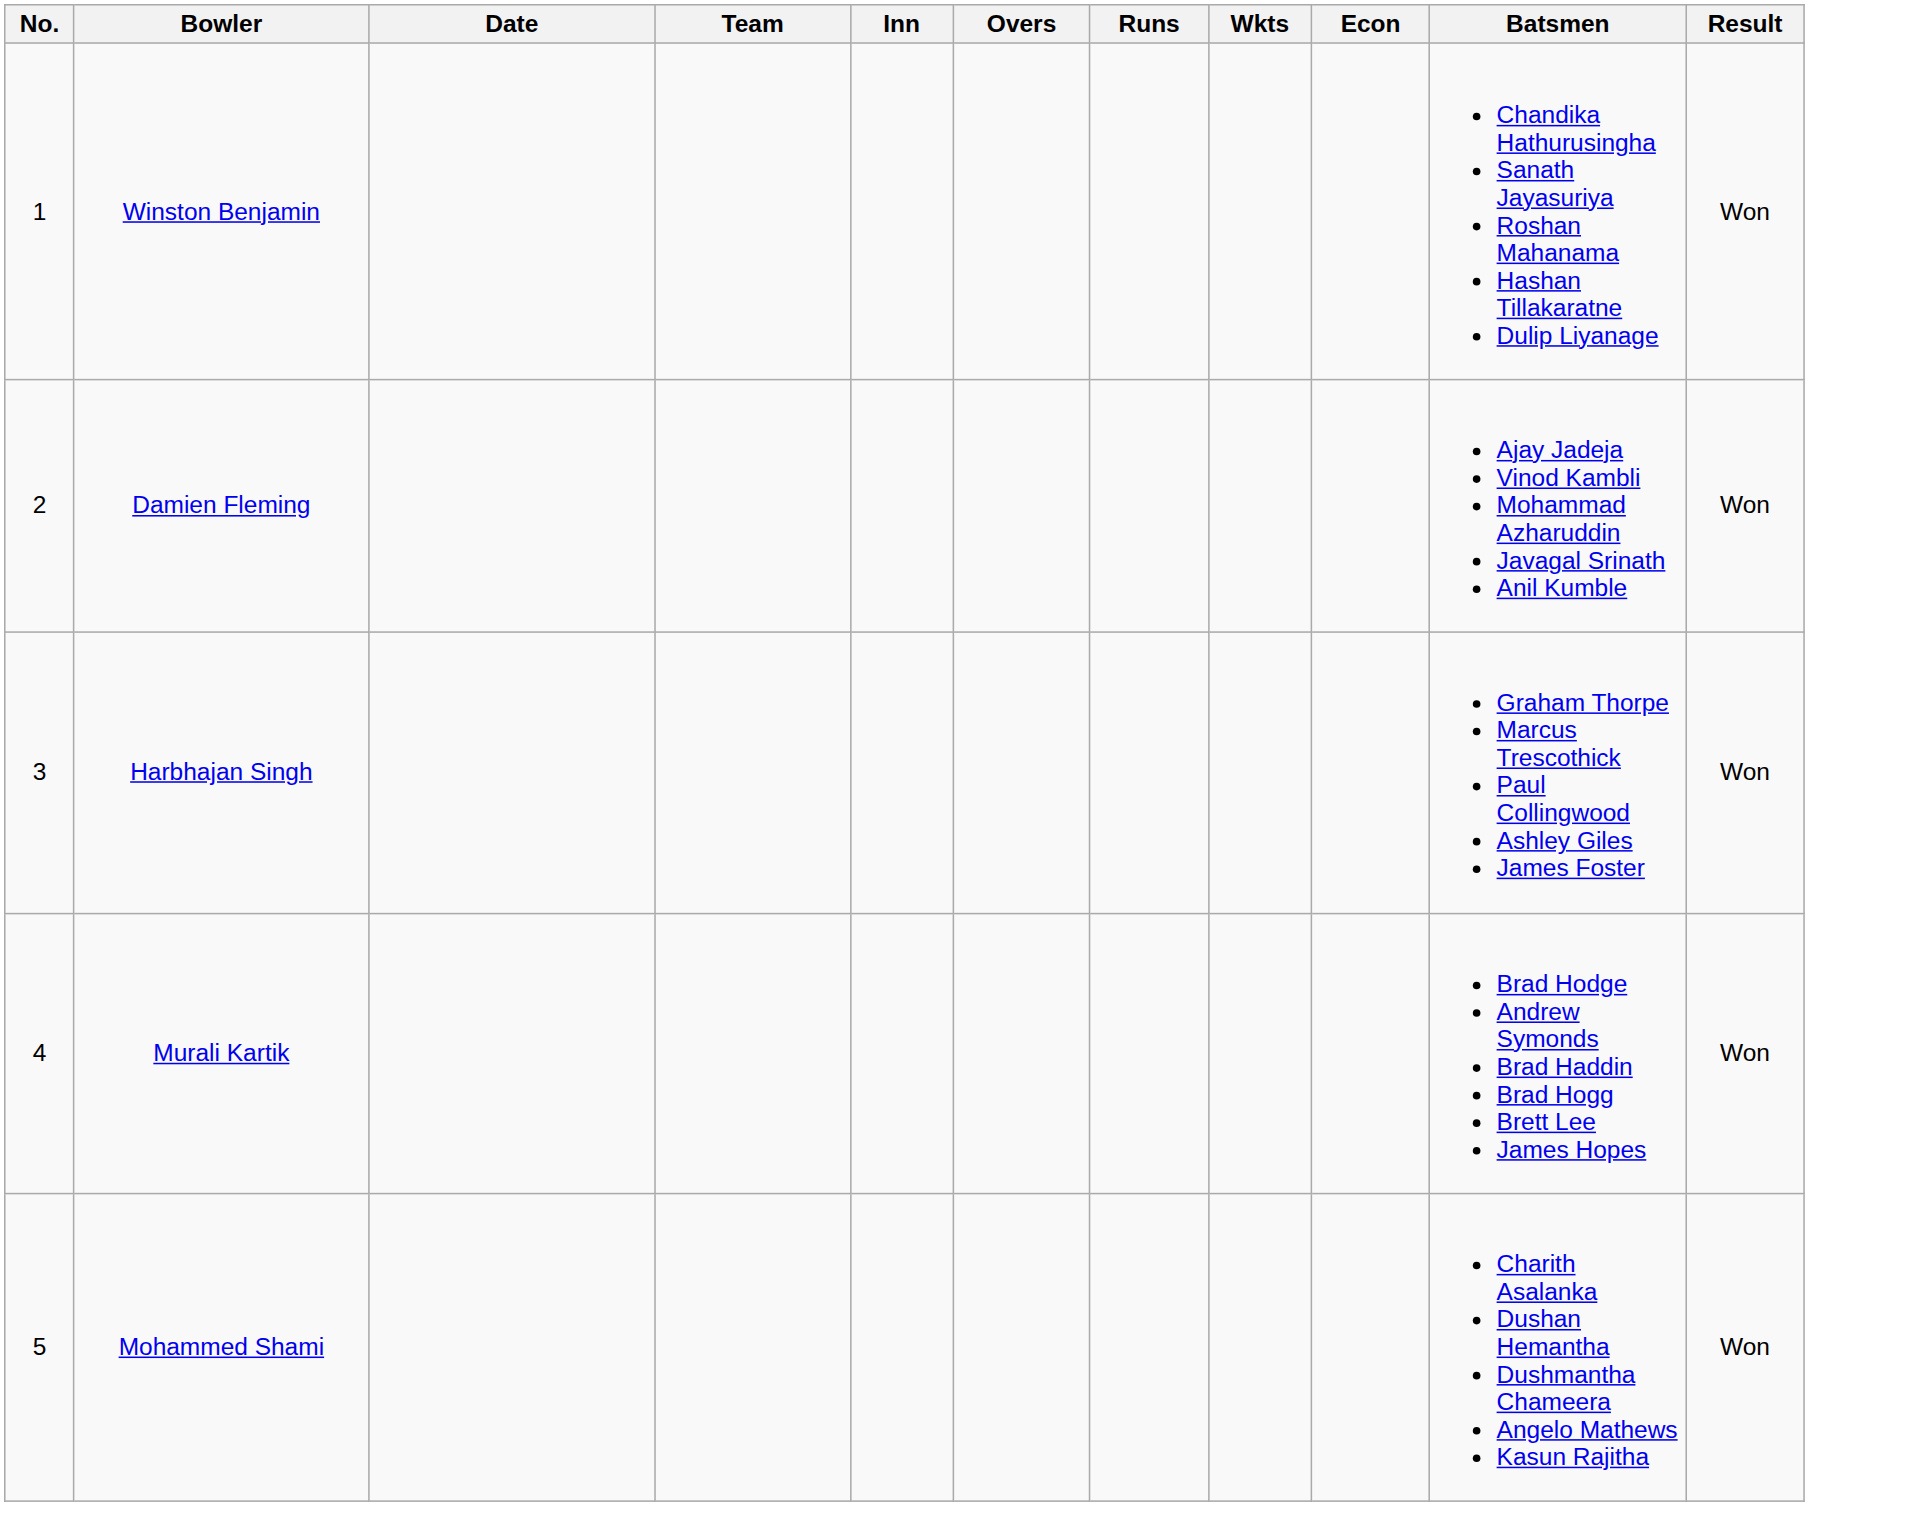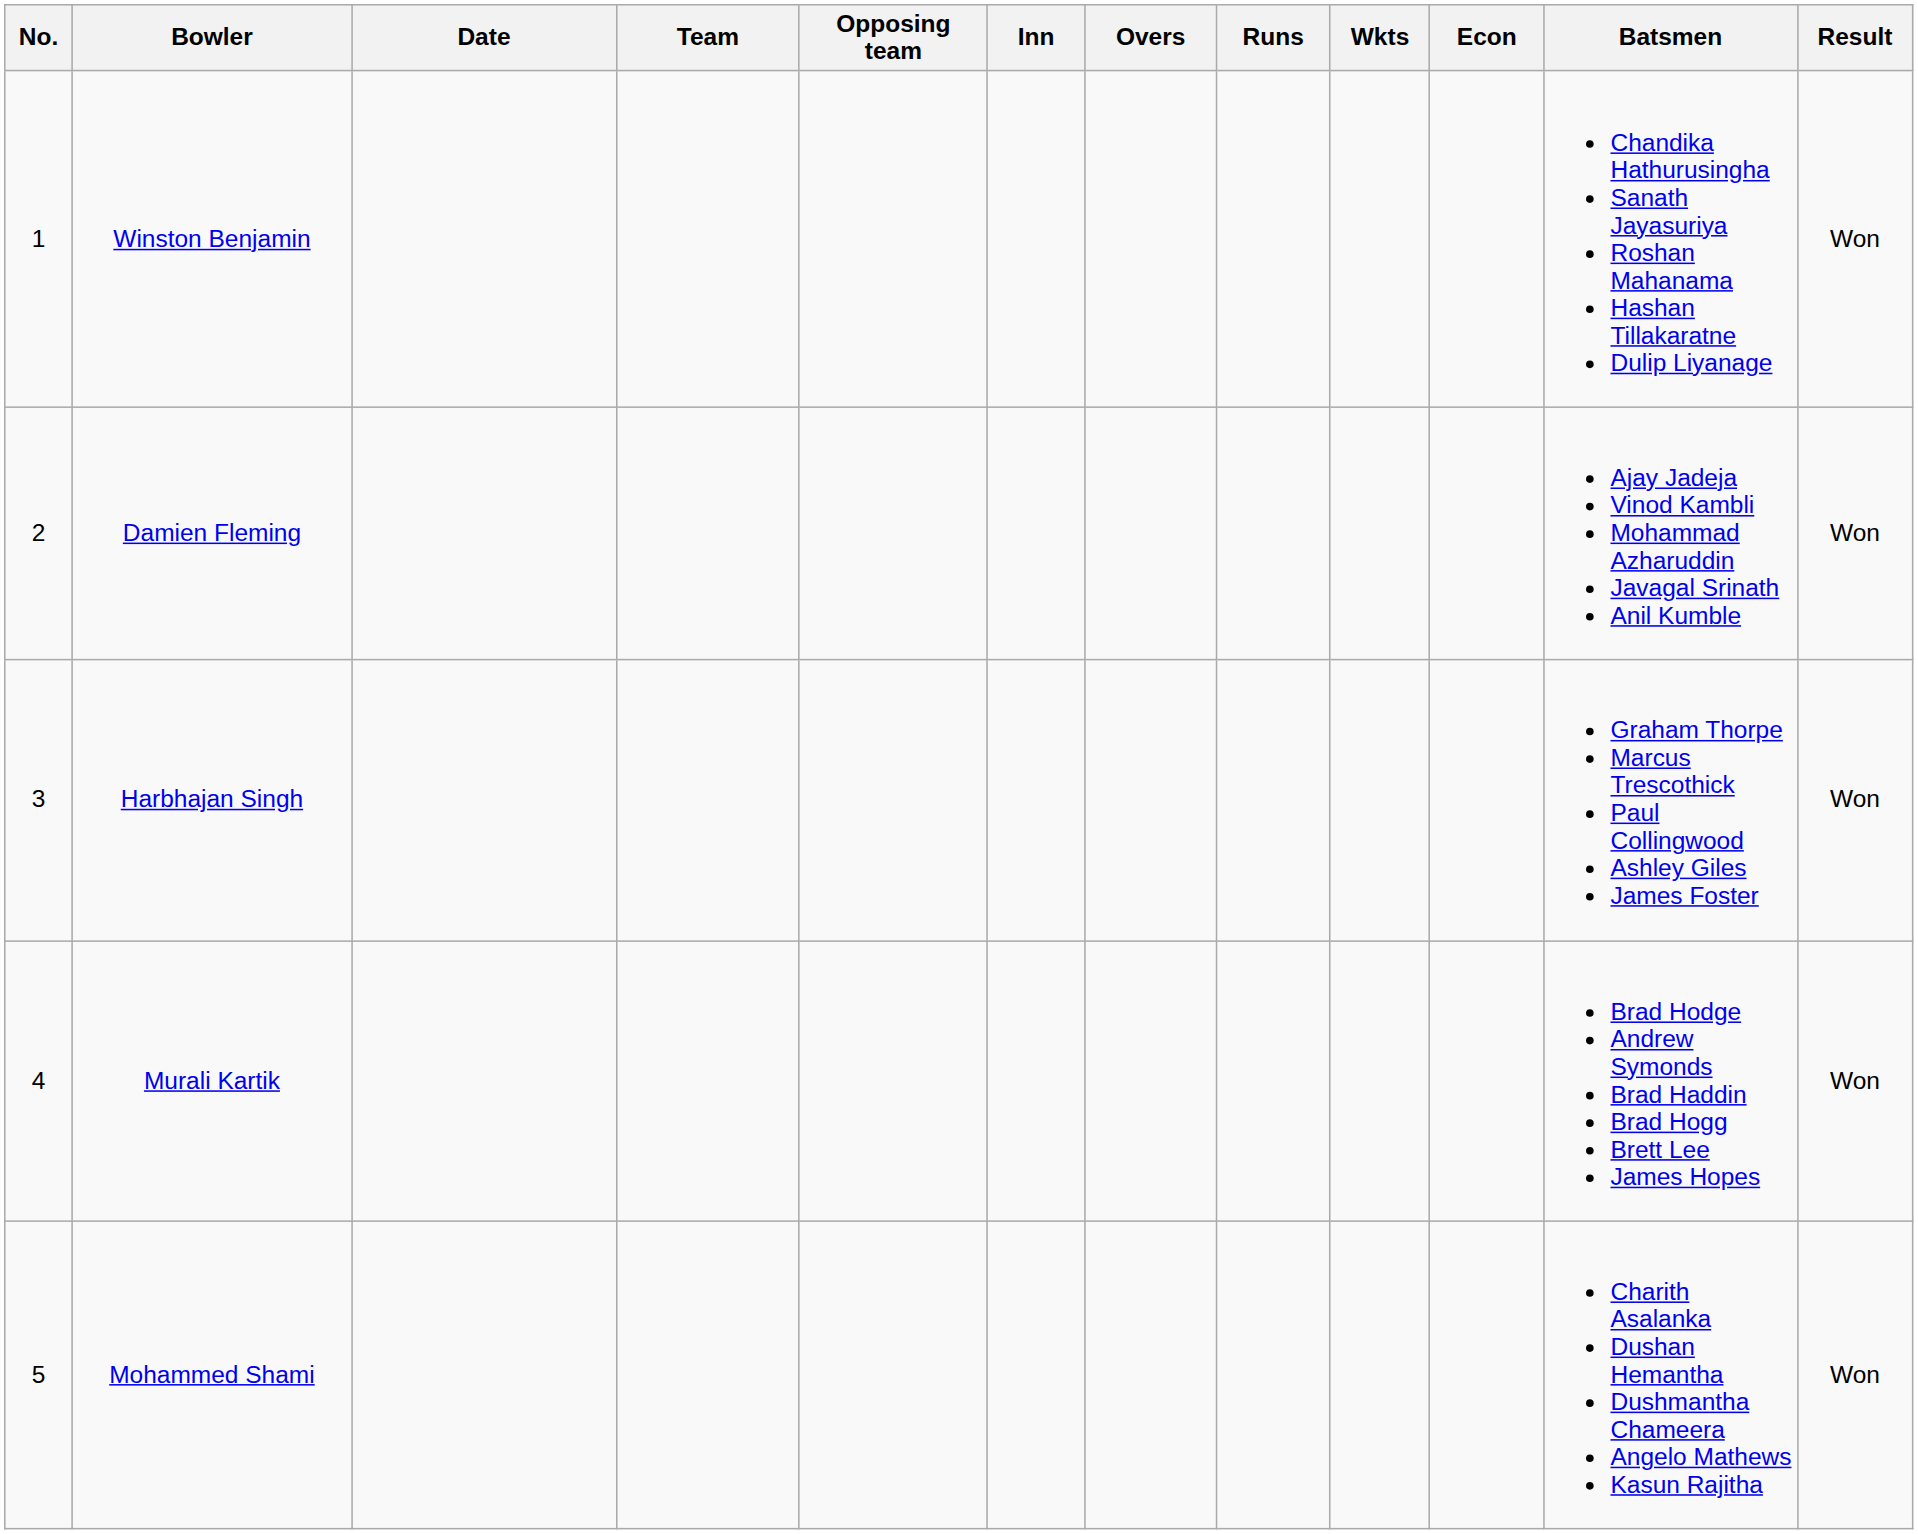+ column: (893, 37)
